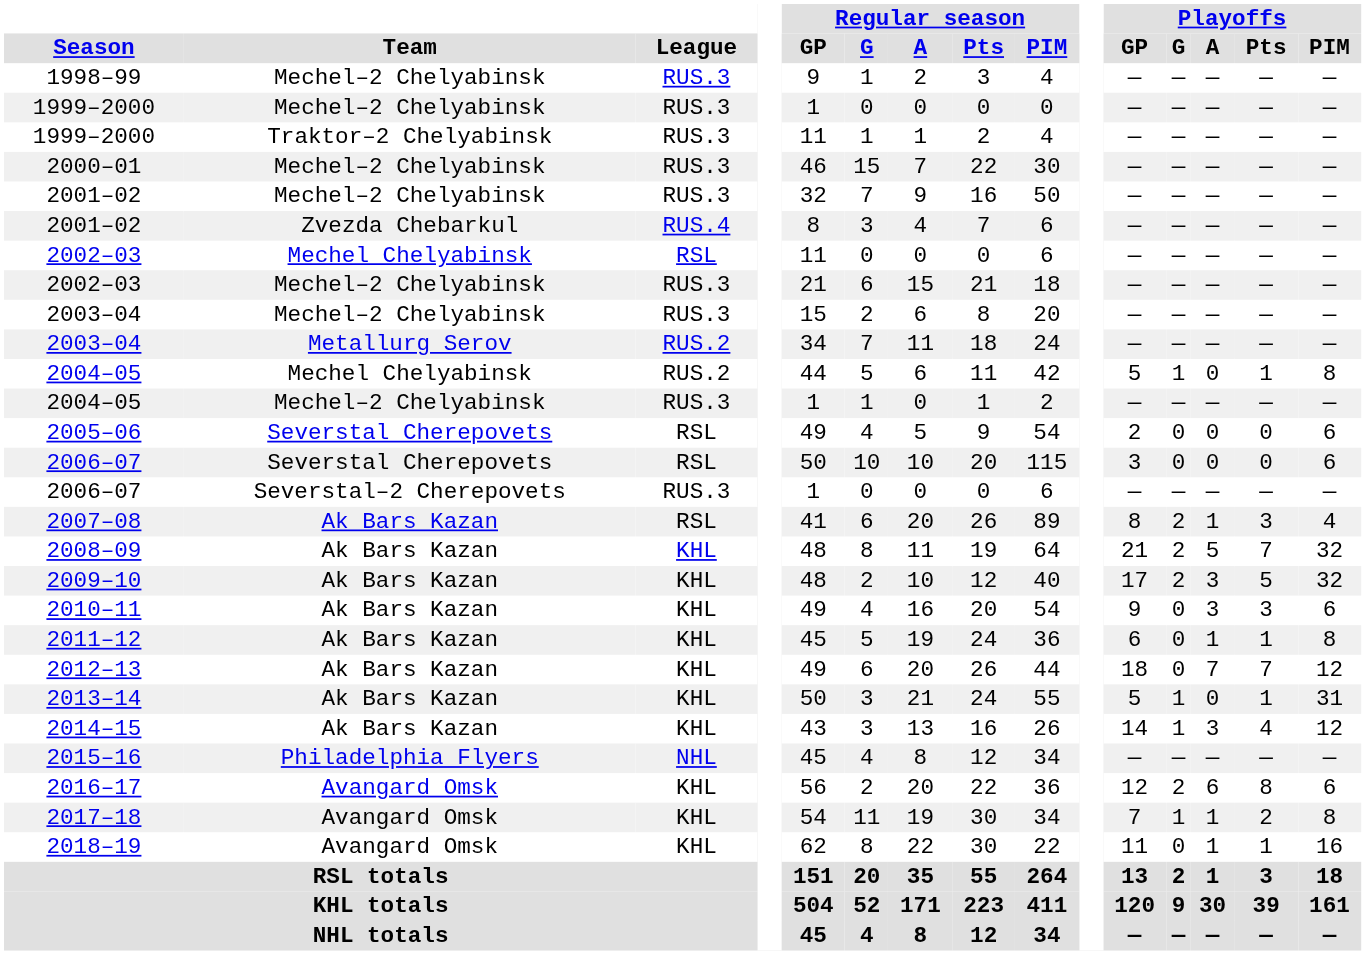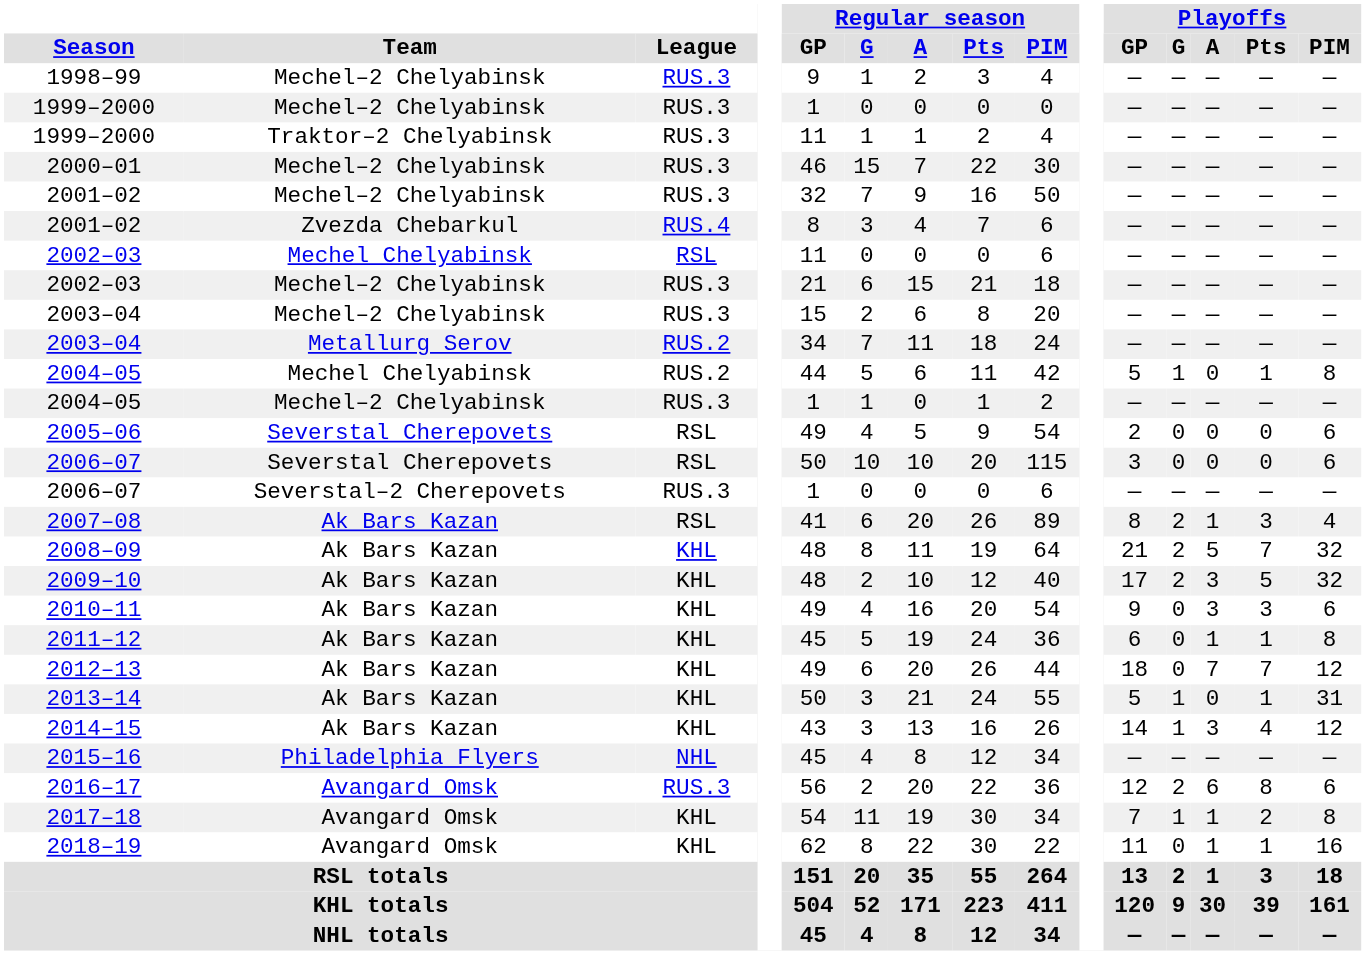(696, 788) KHL -> (696, 788) RUS.3
